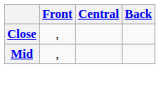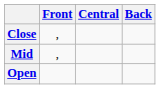+ row: (22, 73)
